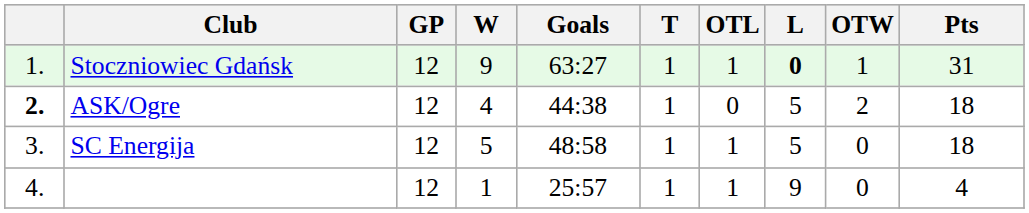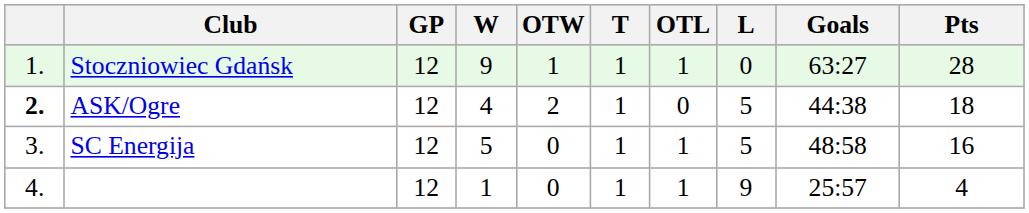columns swapped: (862, 24) <-> (578, 24)
(795, 65) bold -> (746, 65) normal
(962, 65) 31 -> (962, 65) 28
(962, 146) 18 -> (962, 146) 16
